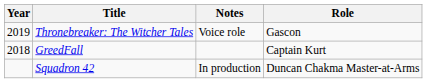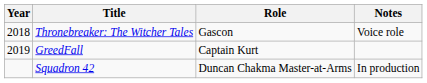columns swapped: (343, 13) <-> (230, 13)
(19, 31) 2019 -> (19, 31) 2018
(19, 50) 2018 -> (19, 50) 2019
